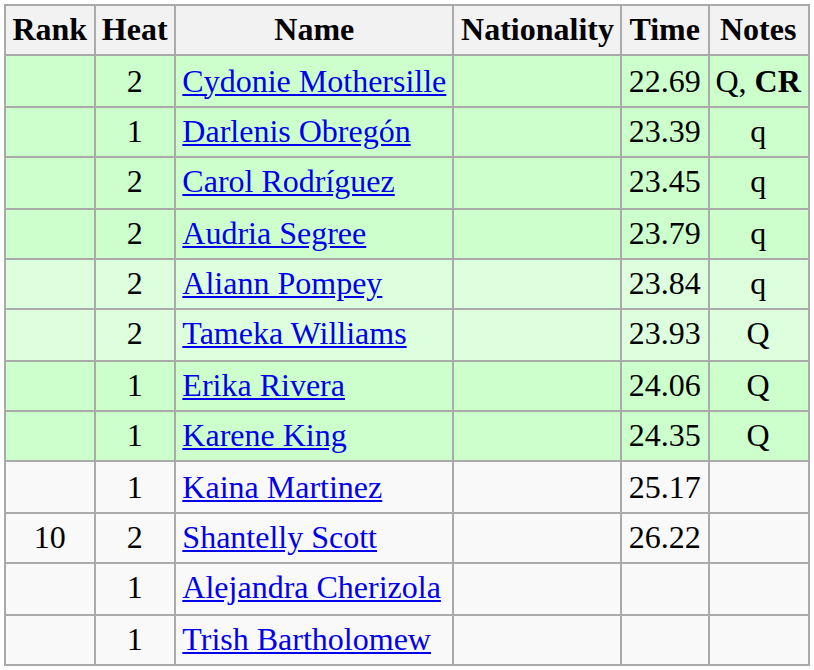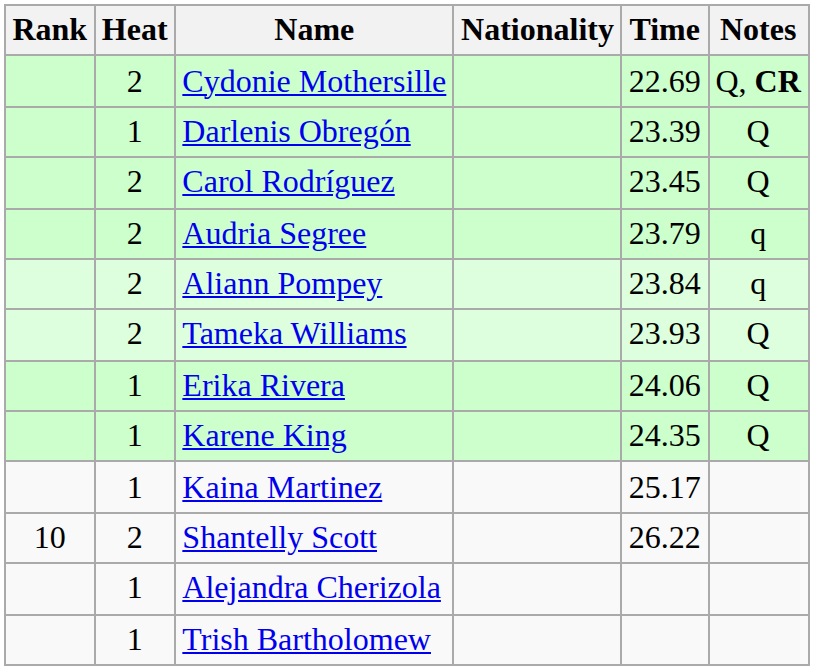(758, 131) q -> (758, 131) Q
(758, 182) q -> (758, 182) Q
